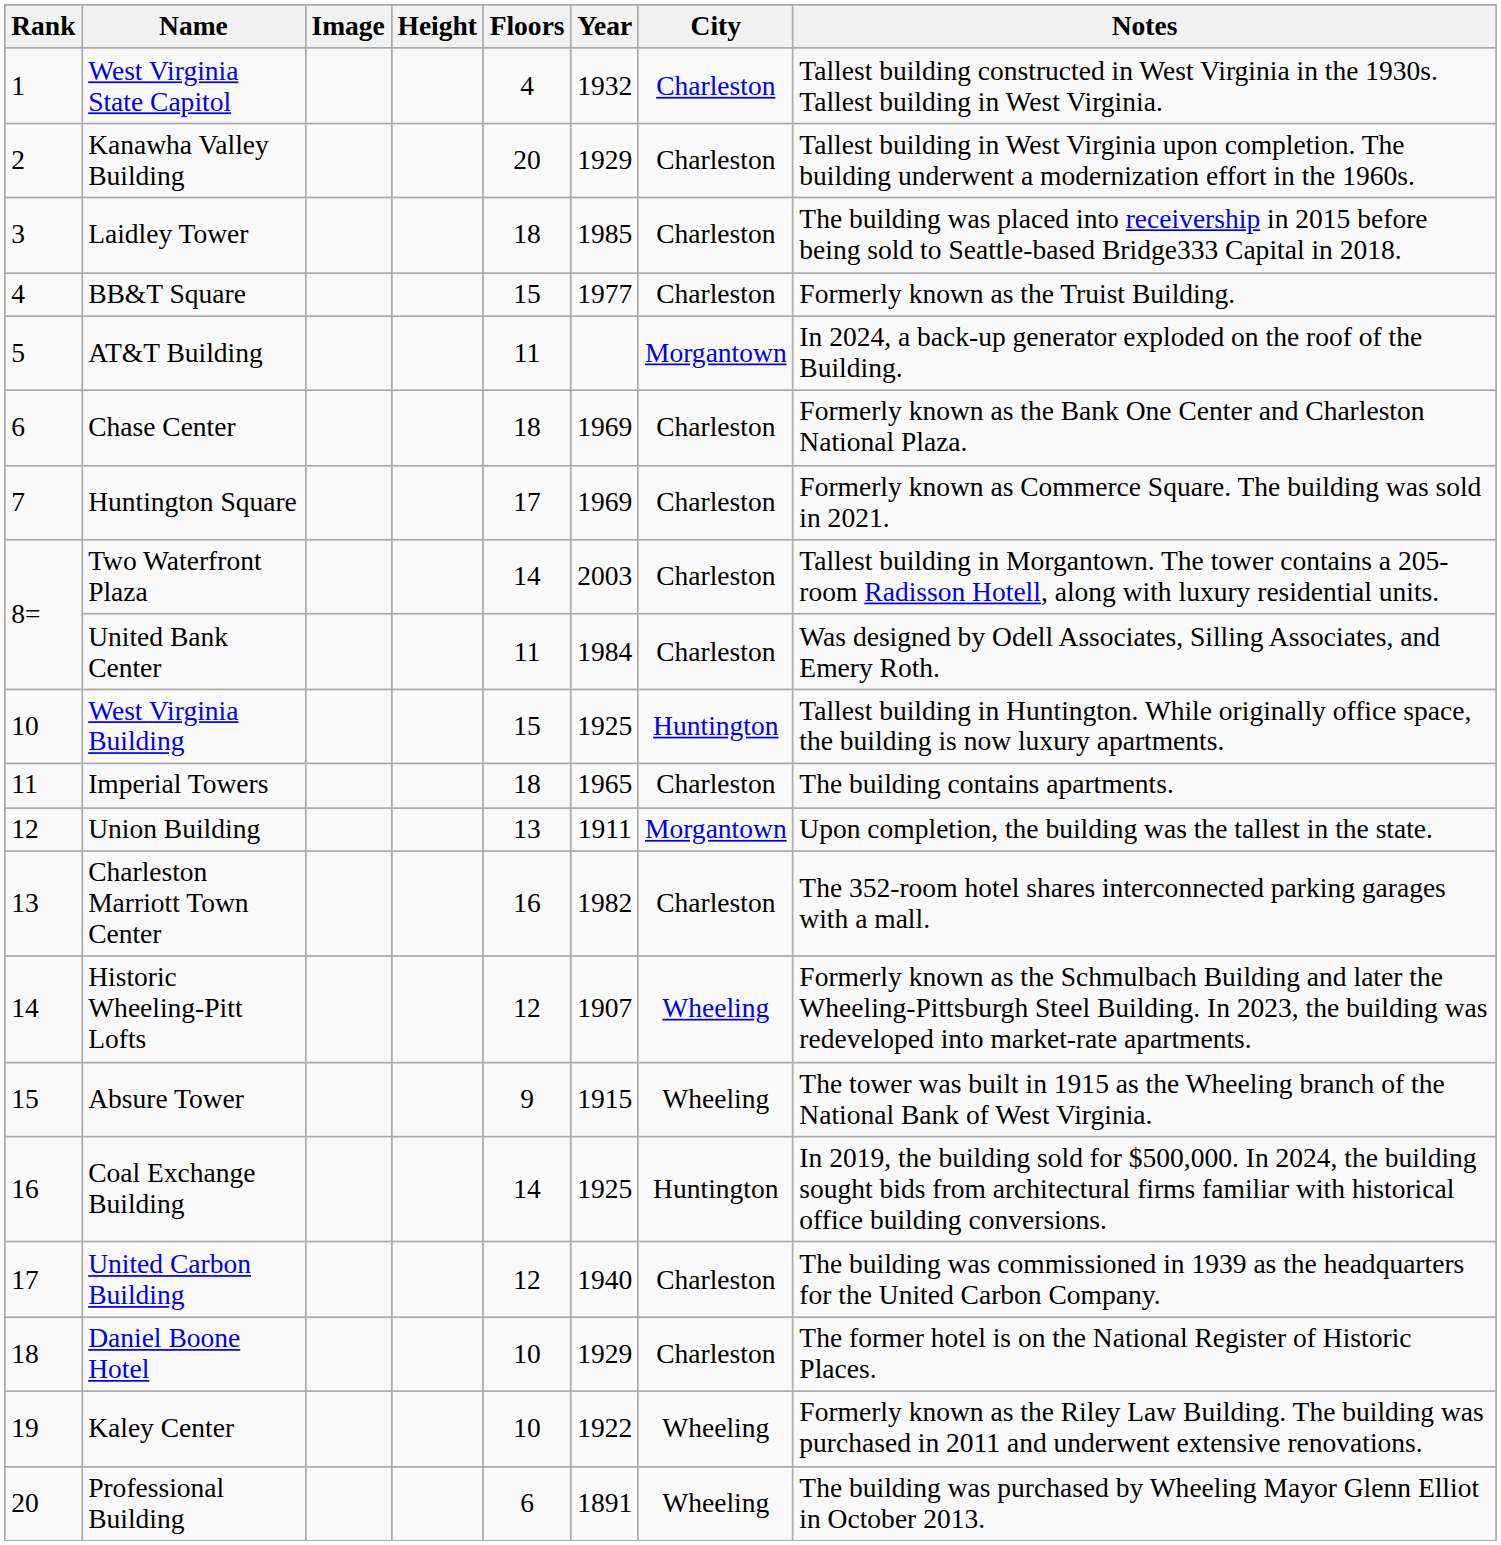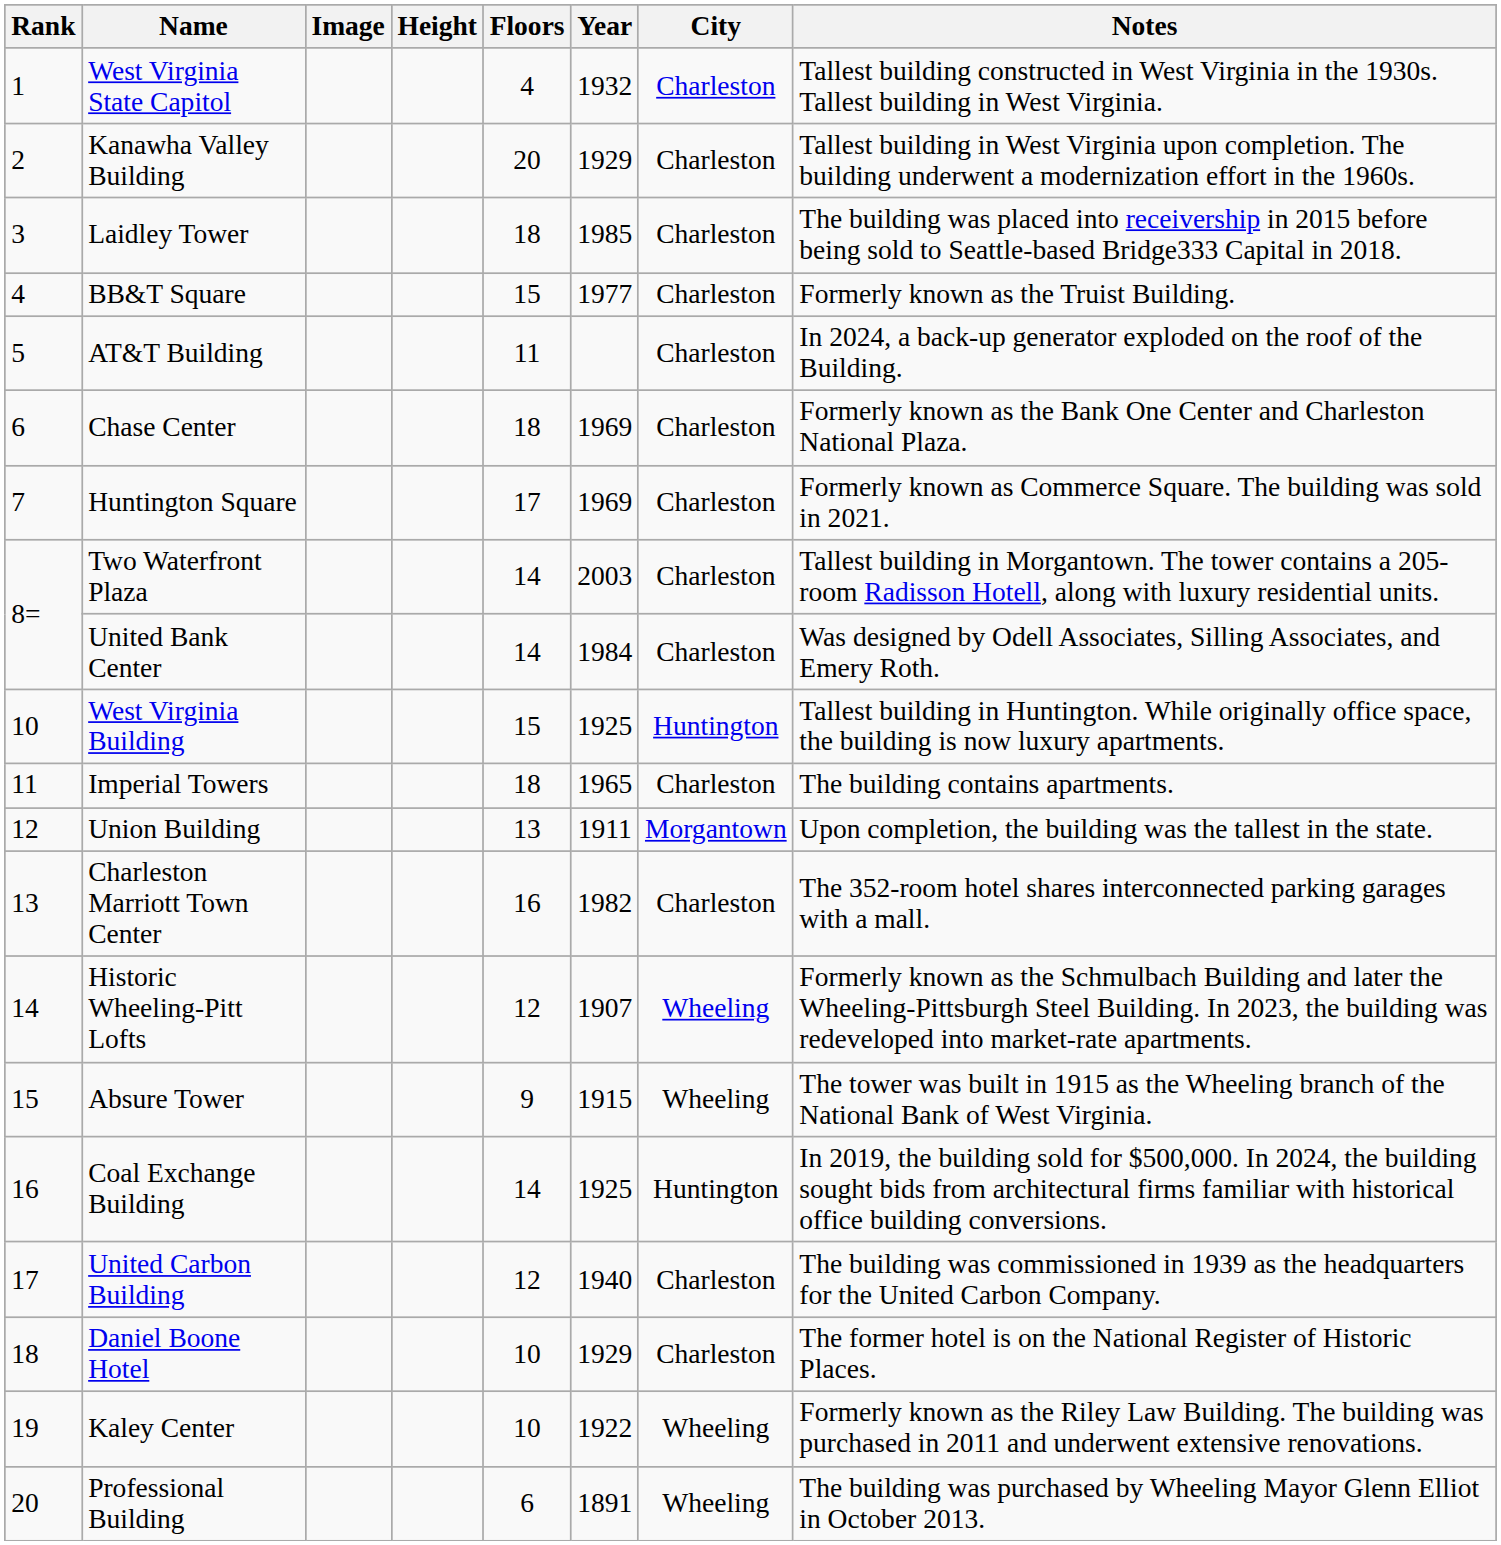(716, 352) Morgantown -> (716, 352) Charleston
(527, 651) 11 -> (527, 651) 14
